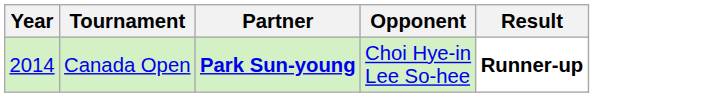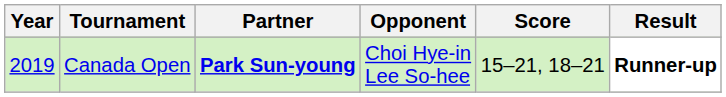+ column: (543, 21)
(32, 64) 2014 -> (32, 64) 2019
